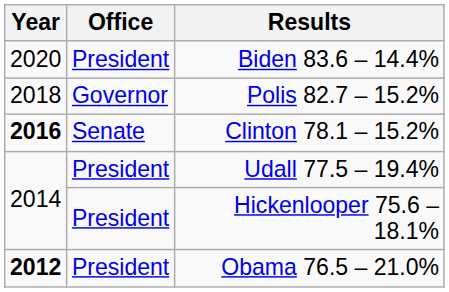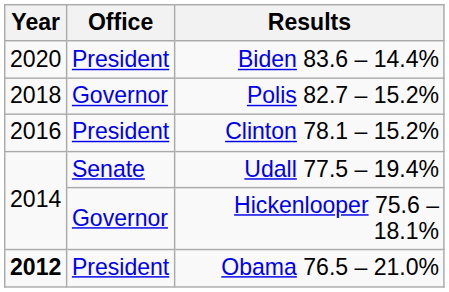(36, 132) bold -> (36, 132) normal
(108, 132) Senate -> (121, 132) President
(121, 168) President -> (108, 168) Senate
(121, 218) President -> (120, 218) Governor
